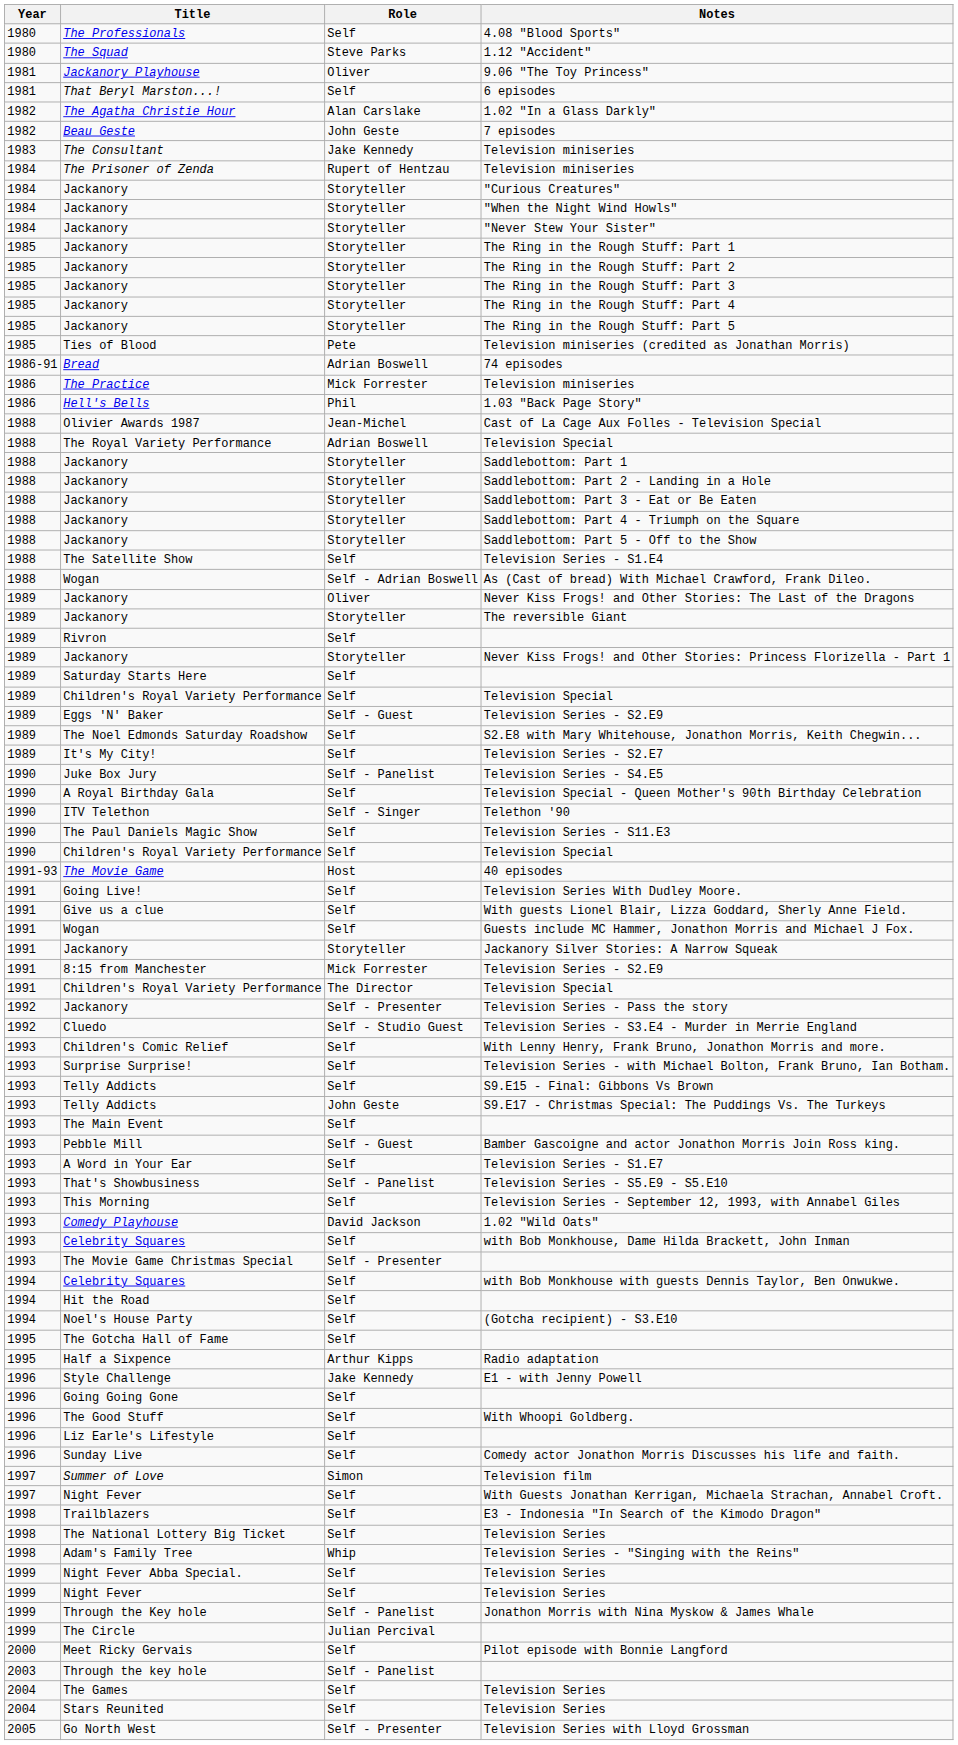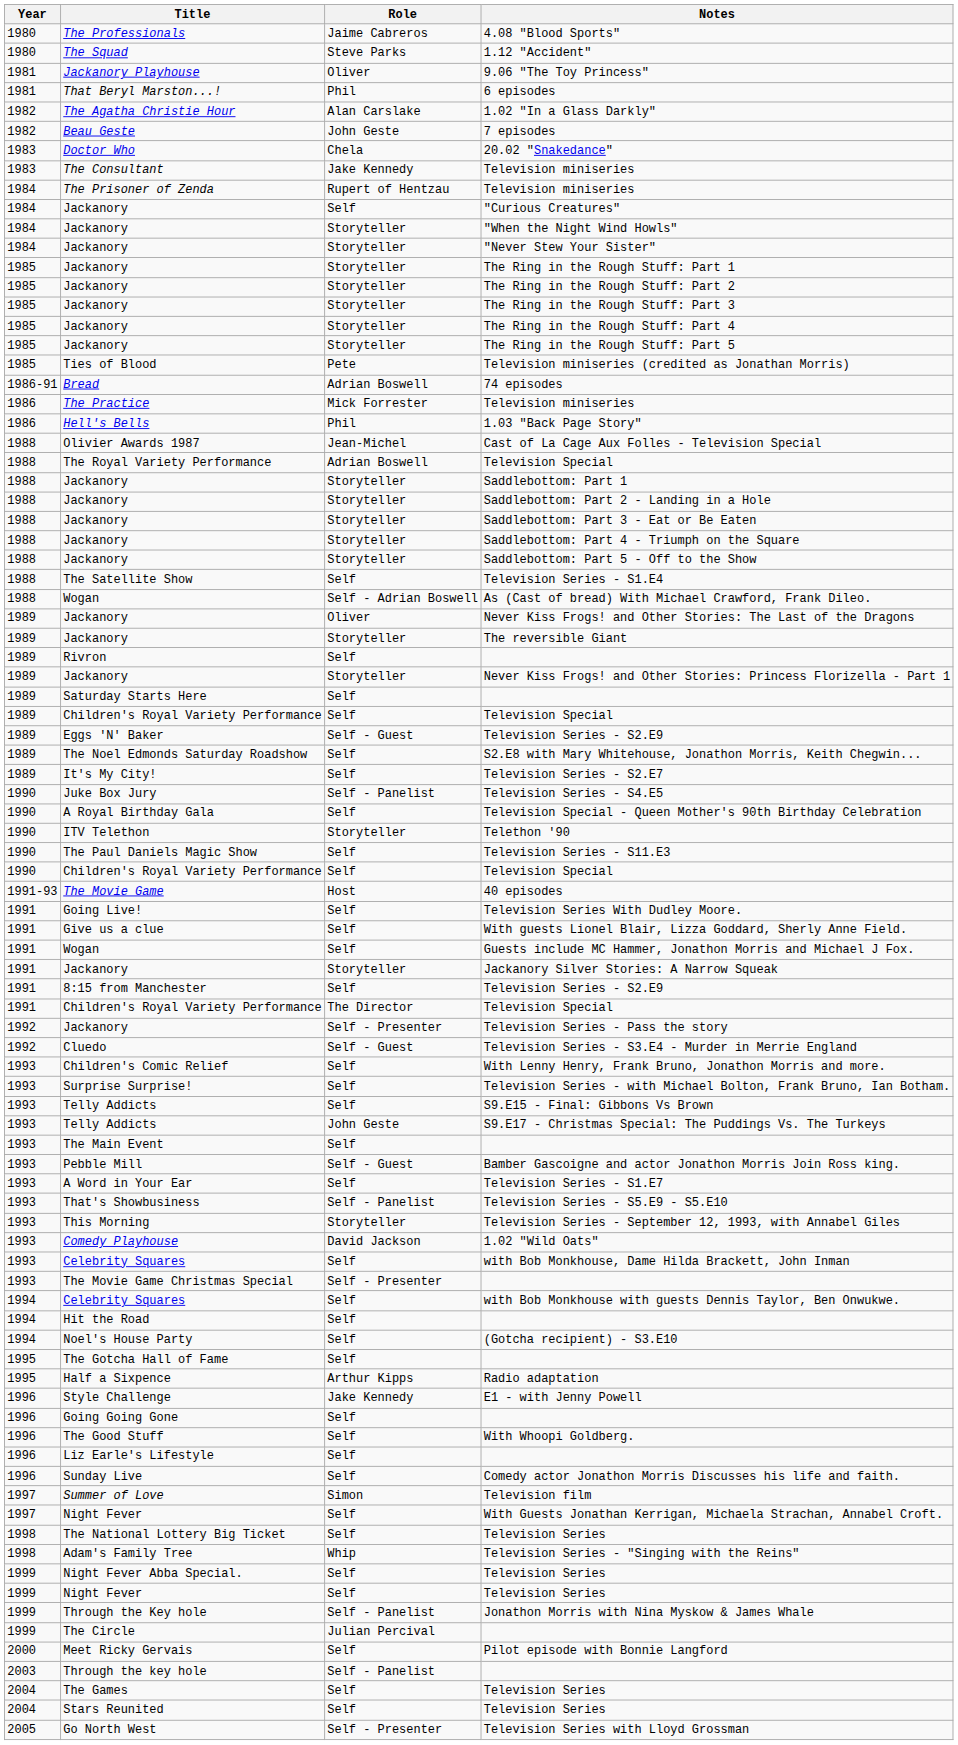(342, 34) Self -> (378, 34) Jaime Cabreros
(342, 92) Self -> (342, 92) Phil
+ row: (99, 151)
(367, 190) Storyteller -> (342, 209) Self
(374, 813) Self - Singer -> (367, 833) Storyteller
(378, 969) Mick Forrester -> (342, 989) Self
(396, 1028) Self - Studio Guest -> (370, 1047) Self - Guest
(342, 1203) Self -> (367, 1223) Storyteller
- row: (106, 1515)
